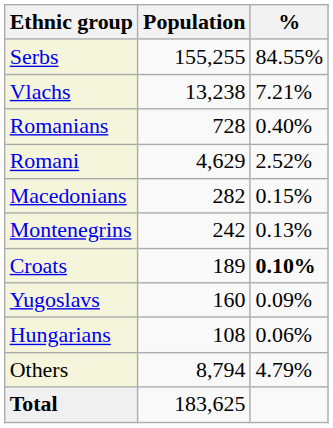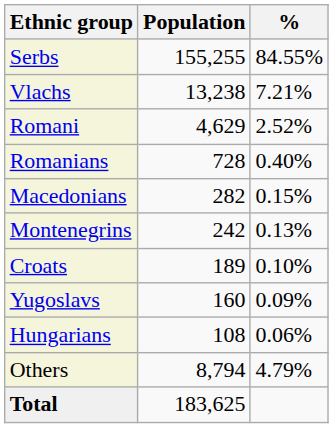rows swapped: (44, 160) <-> (59, 126)
(286, 265) bold -> (284, 265) normal
